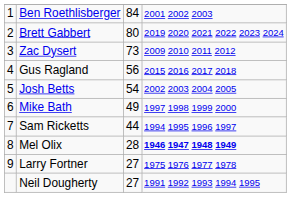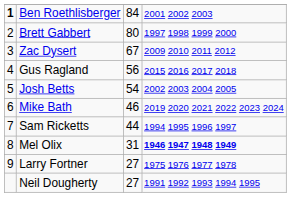(10, 13) normal -> (10, 13) bold
(214, 33) 2019 2020 2021 2022 2023 2024 -> (190, 33) 1997 1998 1999 2000
(133, 51) 73 -> (133, 51) 67
(133, 107) 49 -> (133, 107) 46
(190, 108) 1997 1998 1999 2000 -> (214, 108) 2019 2020 2021 2022 2023 2024
(133, 145) 28 -> (133, 145) 31
